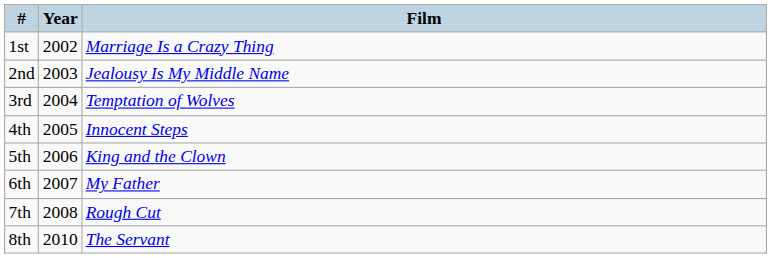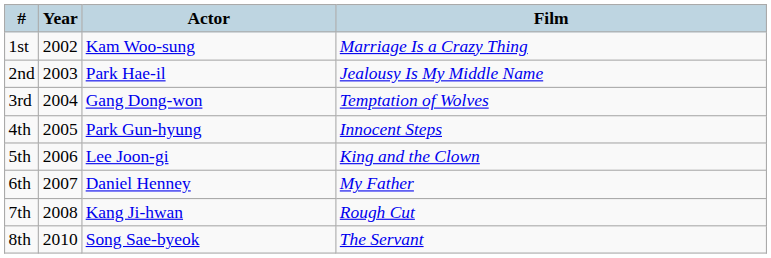+ column: (209, 18)
